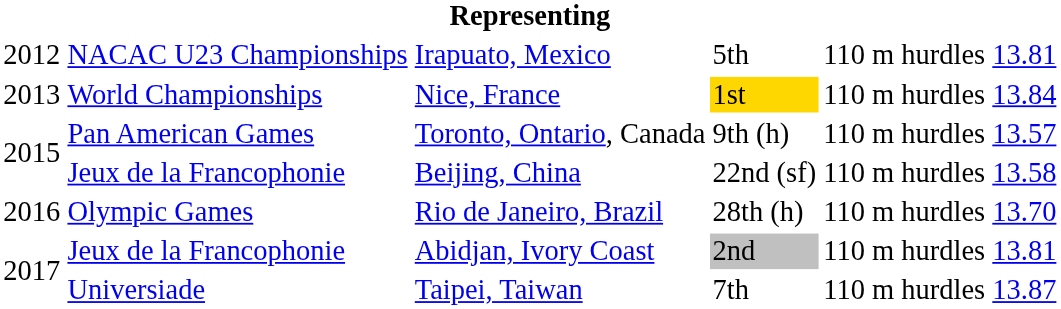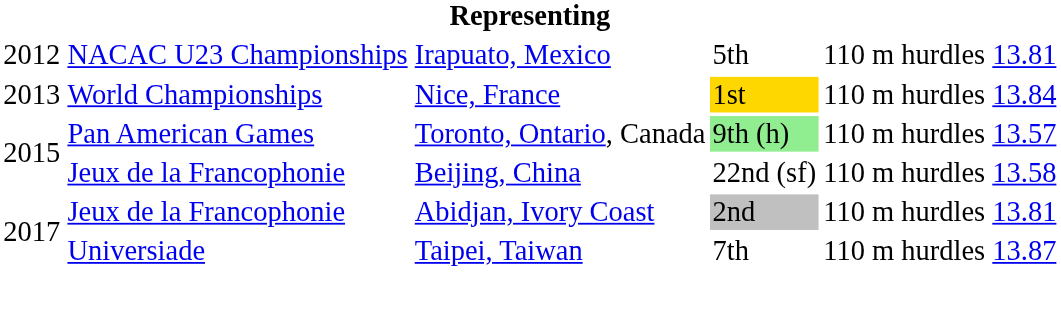(751, 133) no background -> (751, 133) lightgreen background
- row: (539, 211)
